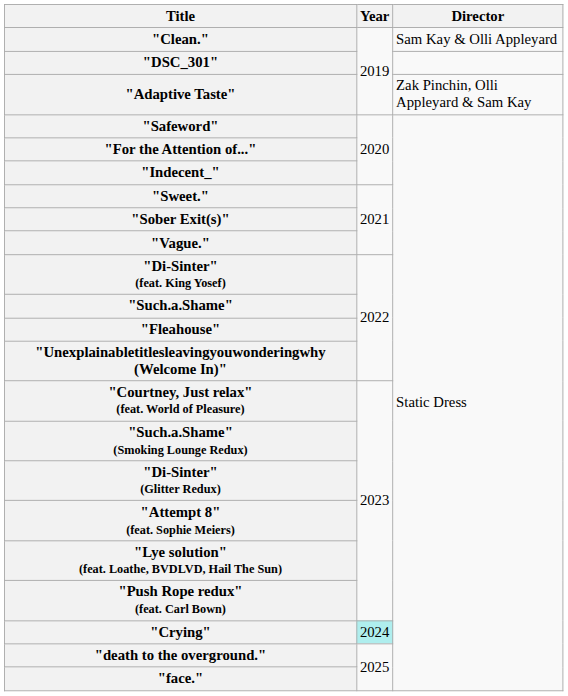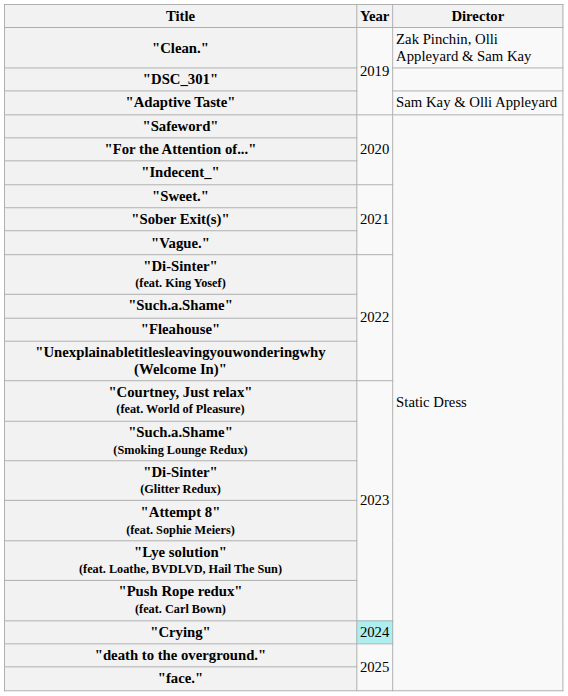(477, 39) Sam Kay & Olli Appleyard -> (464, 47) Zak Pinchin, Olli Appleyard & Sam Kay
(464, 94) Zak Pinchin, Olli Appleyard & Sam Kay -> (477, 102) Sam Kay & Olli Appleyard
